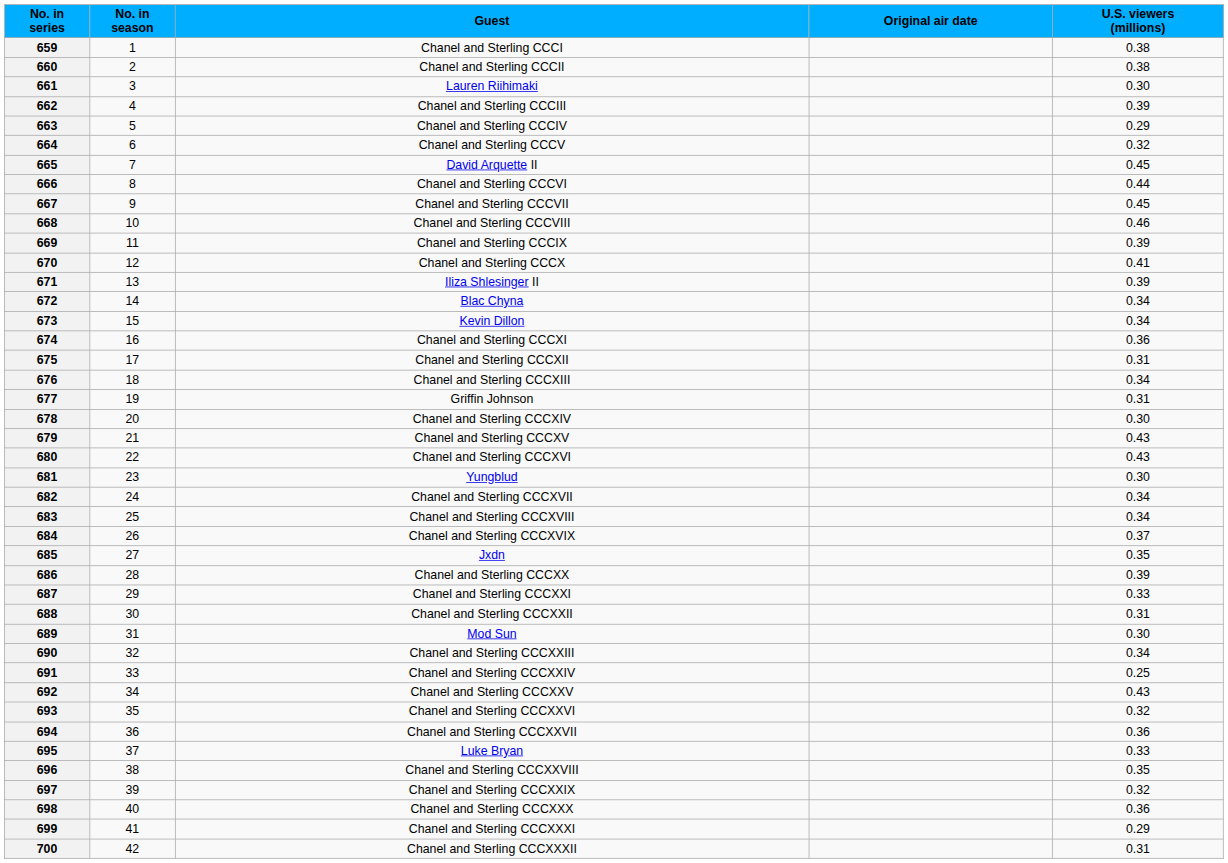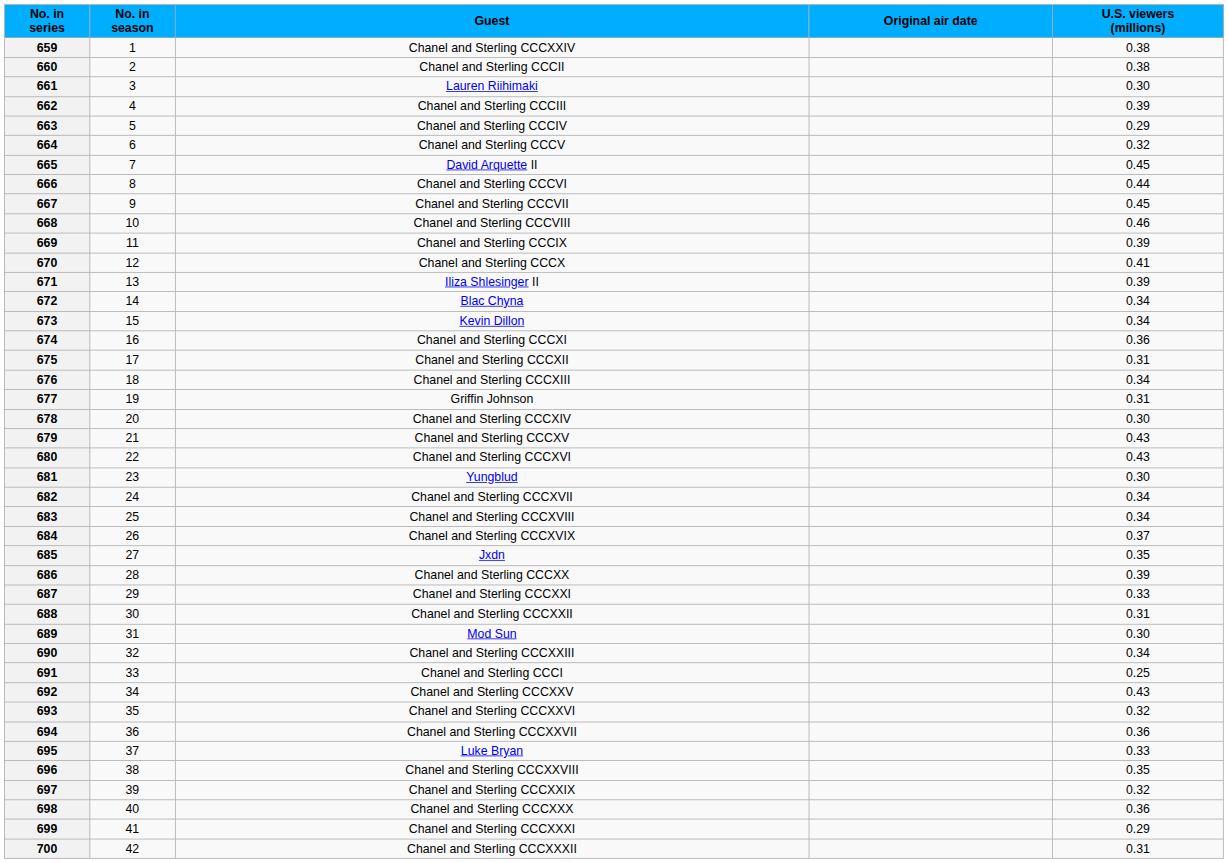(492, 47) Chanel and Sterling CCCI -> (492, 47) Chanel and Sterling CCCXXIV
(492, 672) Chanel and Sterling CCCXXIV -> (492, 672) Chanel and Sterling CCCI
